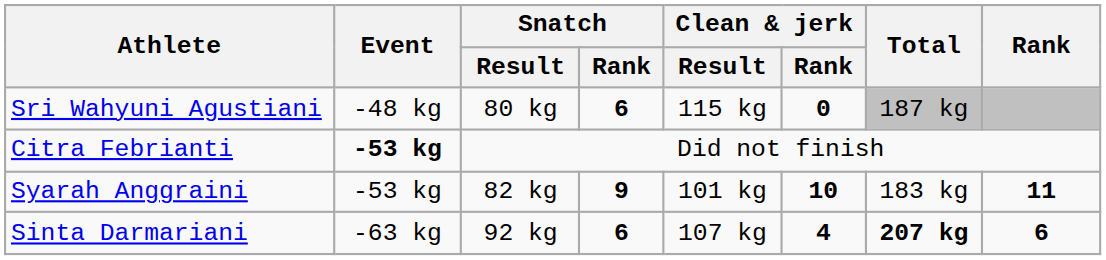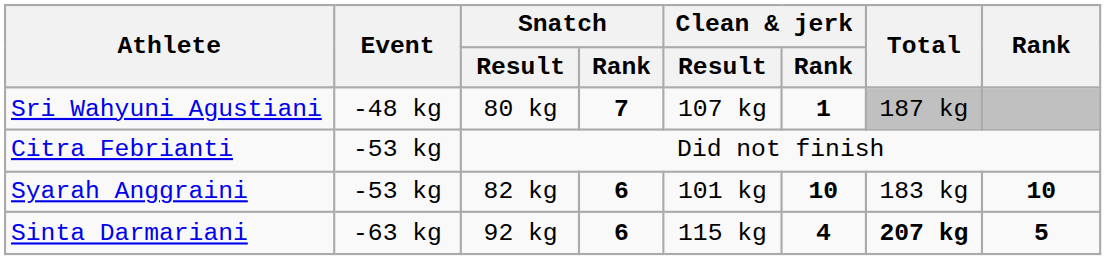(622, 108) 6 -> (622, 108) 7
(722, 108) 115 kg -> (722, 108) 107 kg
(823, 108) 0 -> (823, 108) 1
(397, 150) bold -> (397, 150) normal
(622, 191) 9 -> (622, 191) 6
(1041, 191) 11 -> (1041, 191) 10
(722, 233) 107 kg -> (722, 233) 115 kg
(1041, 233) 6 -> (1041, 233) 5
